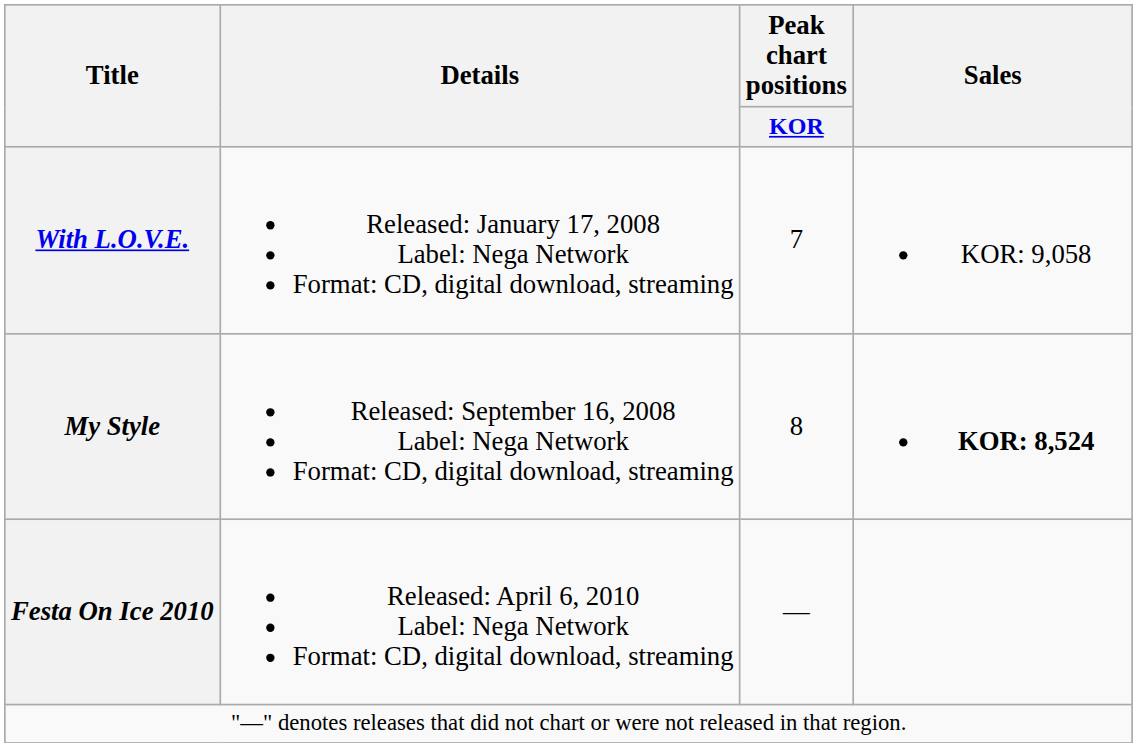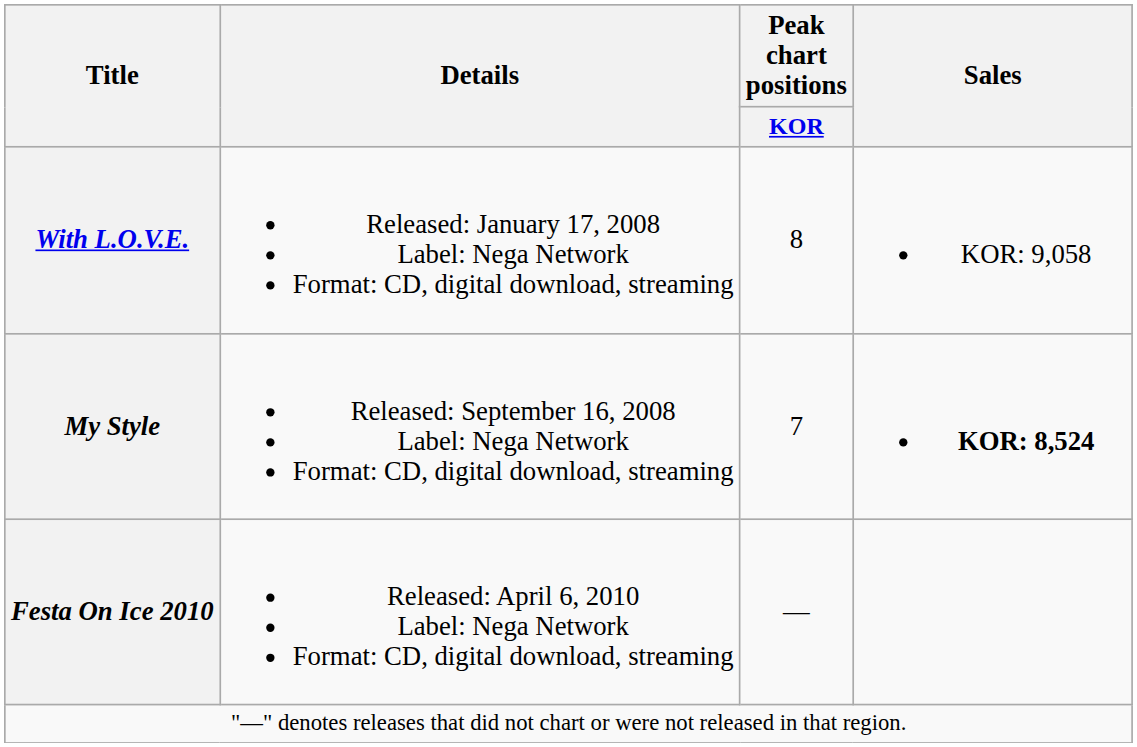(796, 239) 7 -> (796, 239) 8
(796, 425) 8 -> (796, 425) 7
